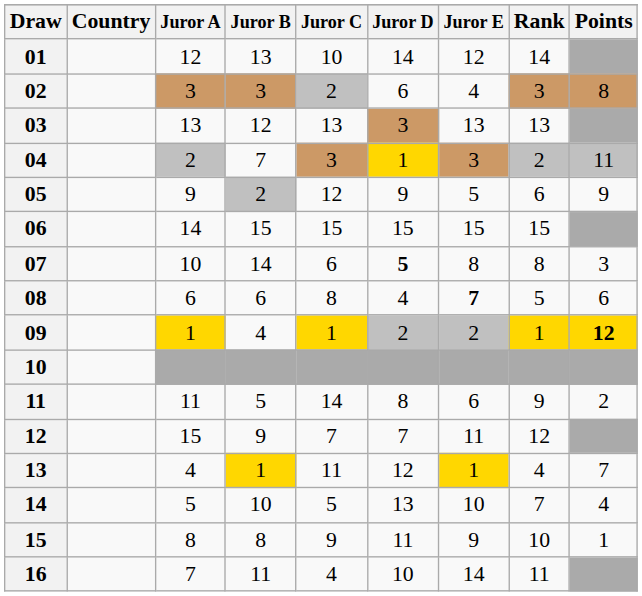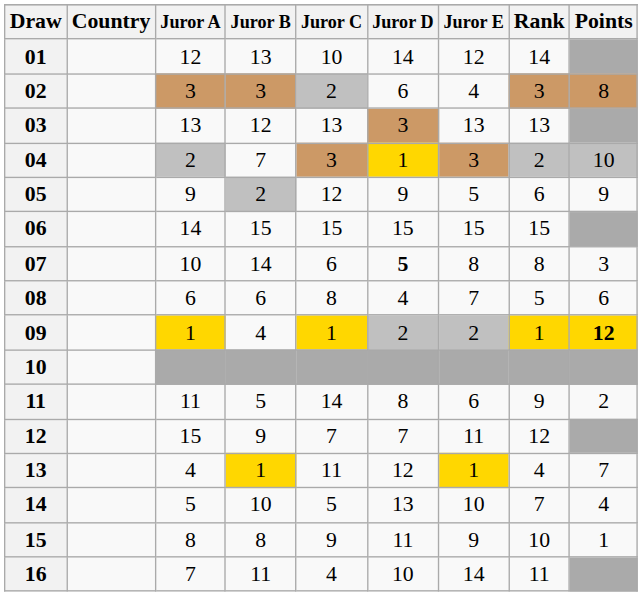(604, 159) 11 -> (604, 159) 10
(474, 297) bold -> (474, 297) normal
